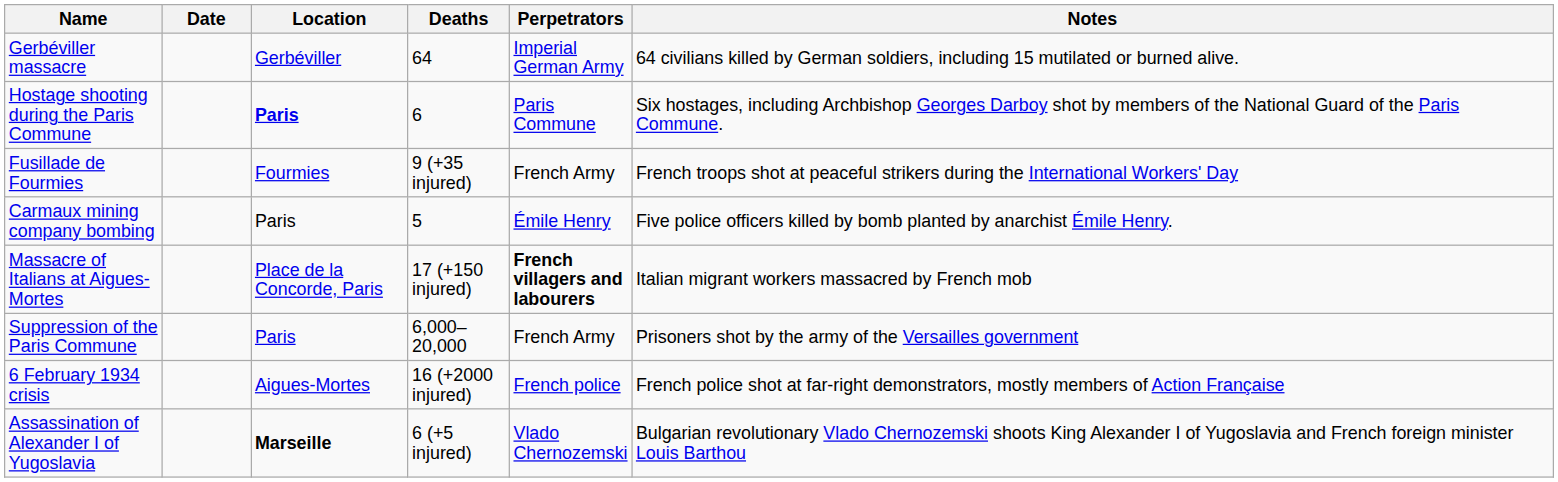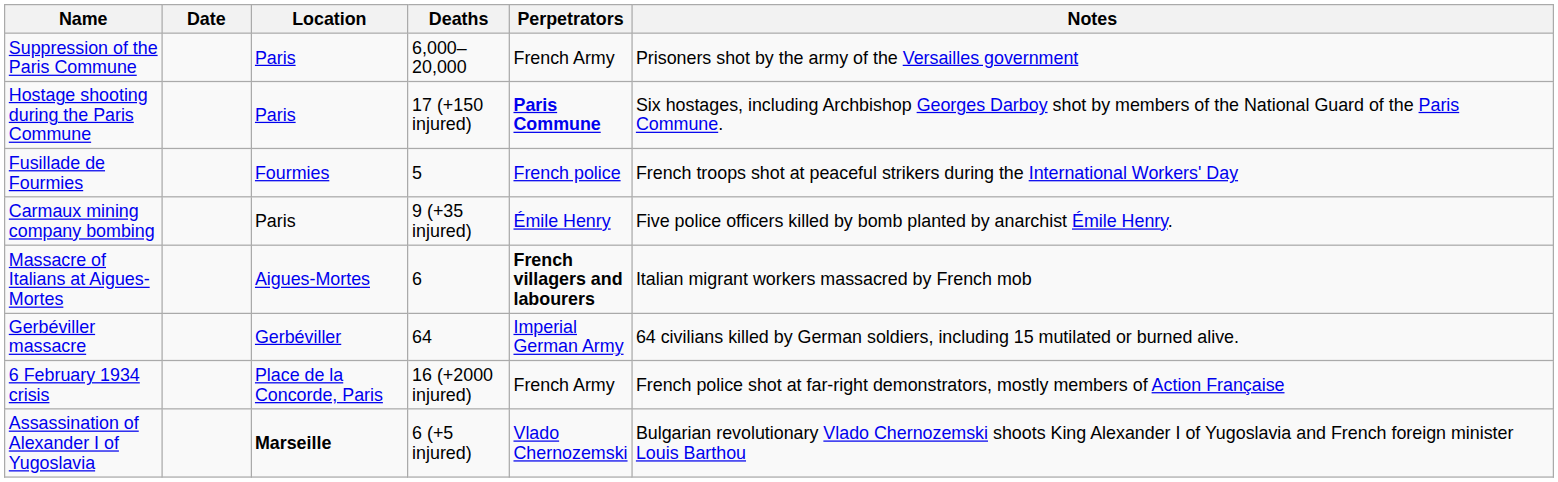rows swapped: (83, 337) <-> (52, 57)
(277, 115) bold -> (275, 115) normal
(417, 115) 6 -> (448, 115) 17 (+150 injured)
(555, 115) normal -> (557, 115) bold
(442, 173) 9 (+35 injured) -> (417, 173) 5
(564, 173) French Army -> (567, 173) French police
(417, 221) 5 -> (442, 221) 9 (+35 injured)
(319, 279) Place de la Concorde, Paris -> (312, 279) Aigues-Mortes
(448, 279) 17 (+150 injured) -> (417, 279) 6
(312, 385) Aigues-Mortes -> (319, 385) Place de la Concorde, Paris
(567, 385) French police -> (564, 385) French Army
